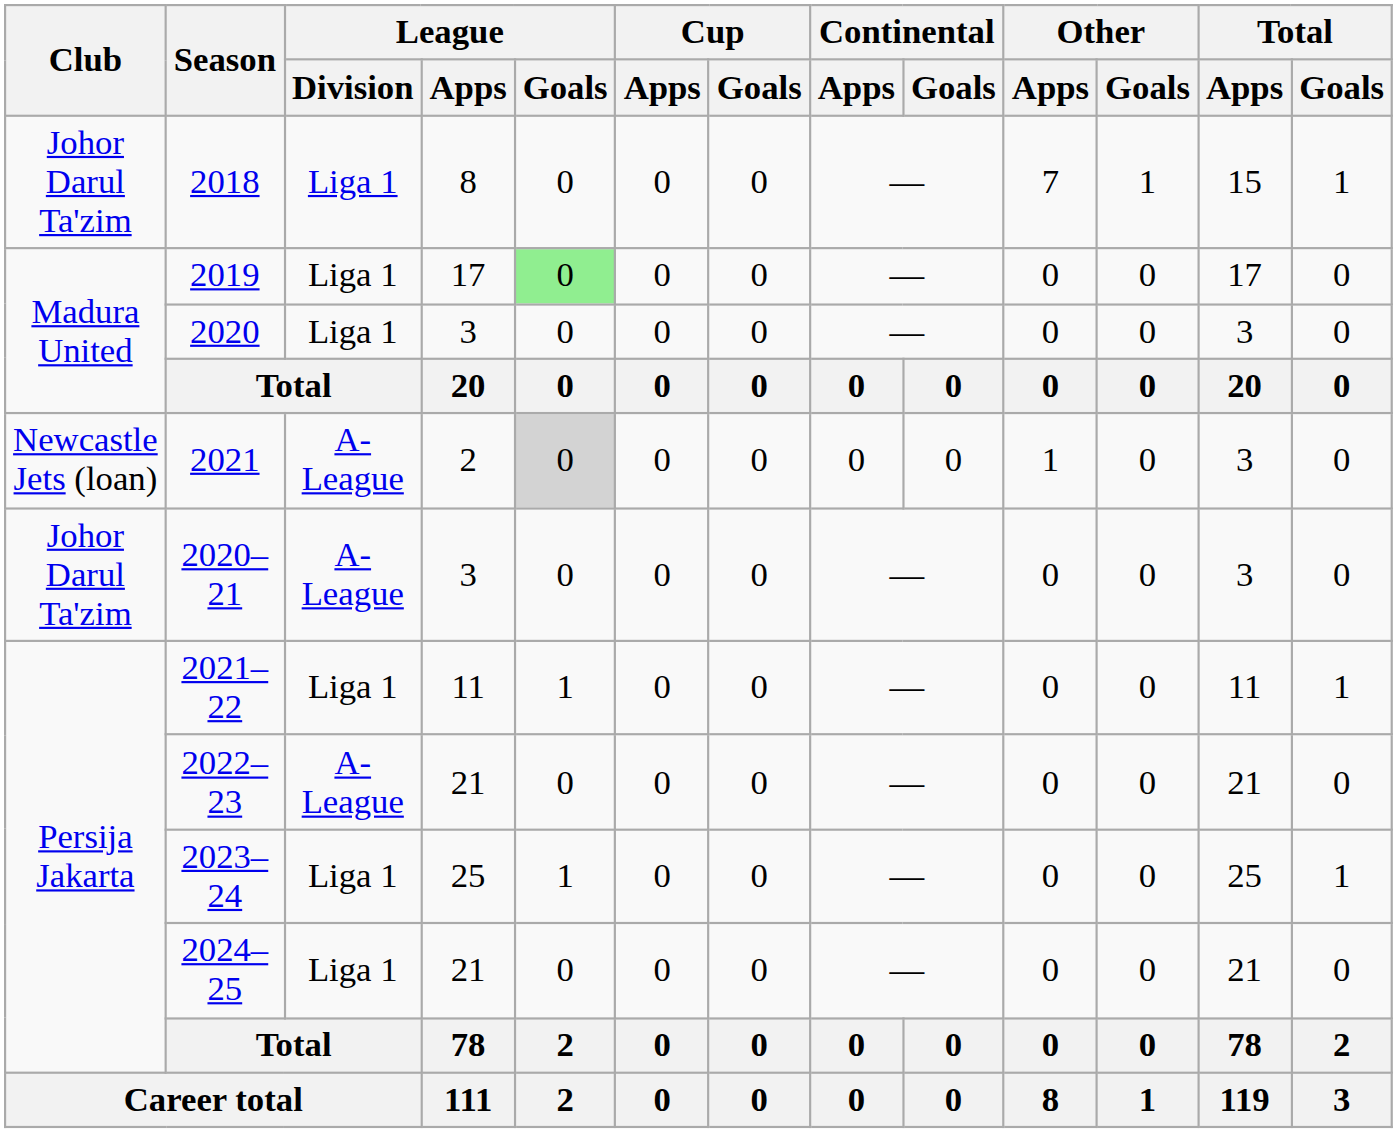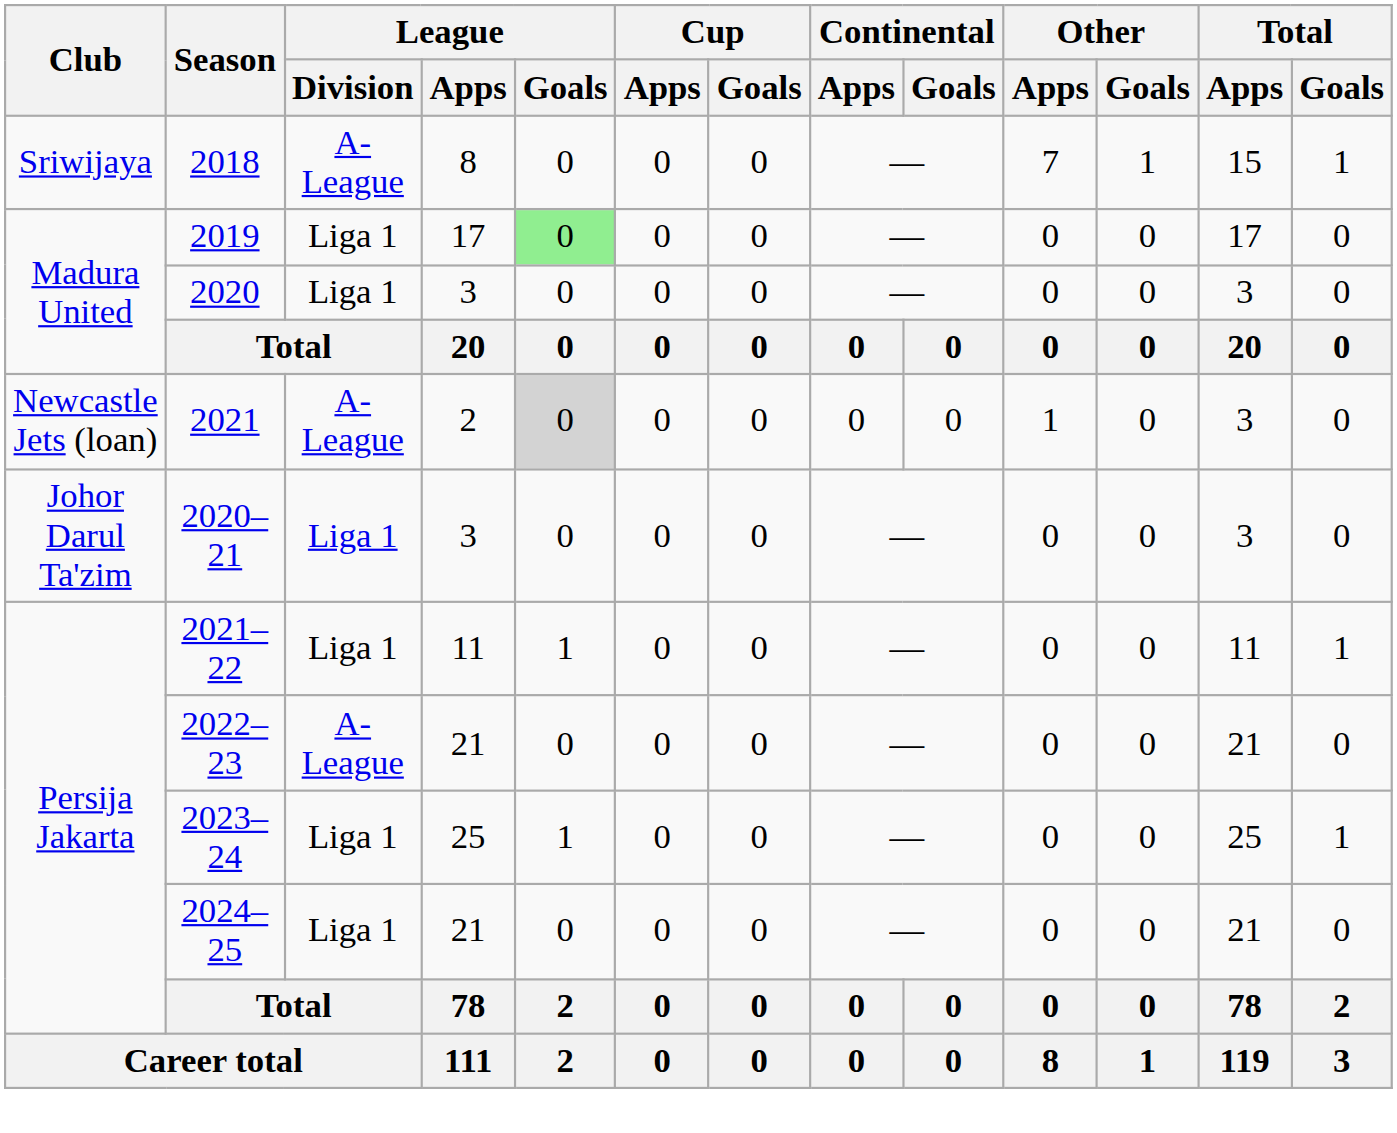(85, 181) Johor Darul Ta'zim -> (85, 161) Sriwijaya
(353, 181) Liga 1 -> (353, 161) A-League
(353, 573) A-League -> (353, 534) Liga 1
